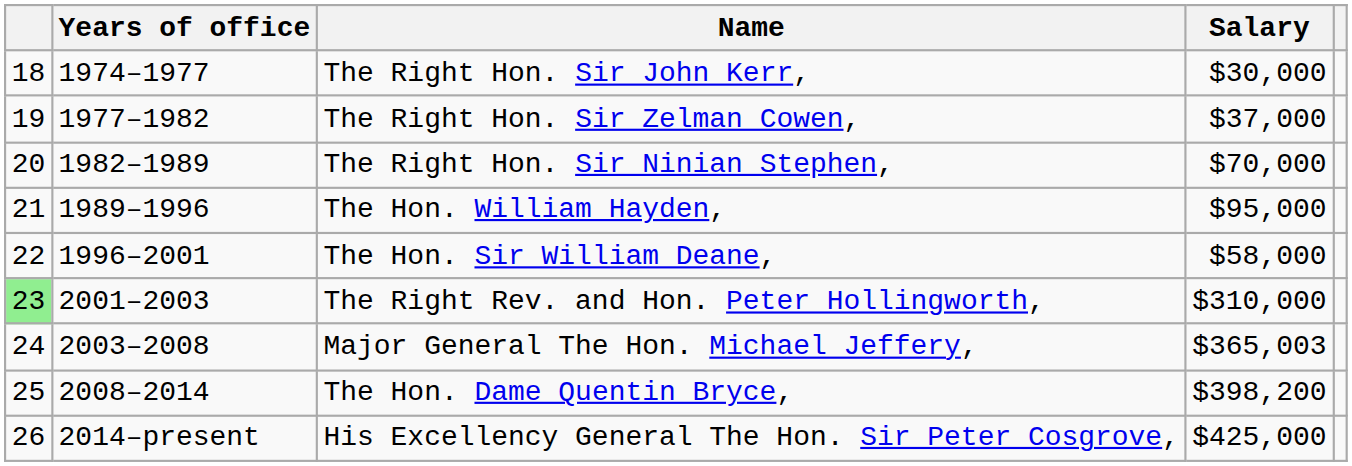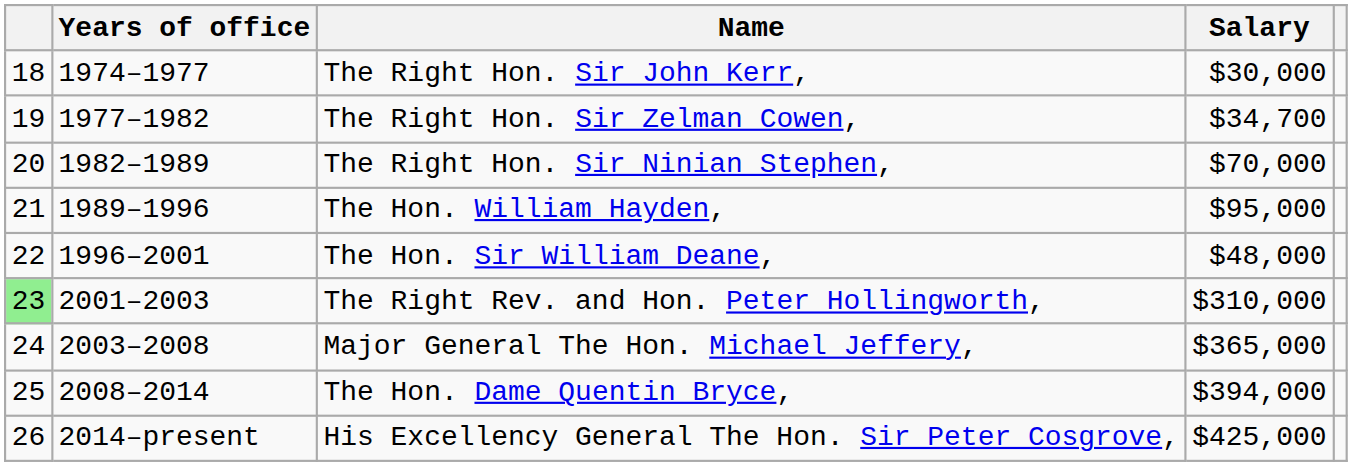(1268, 119) $37,000 -> (1268, 119) $34,700
(1268, 256) $58,000 -> (1268, 256) $48,000
(1259, 347) $365,003 -> (1259, 347) $365,000
(1259, 392) $398,200 -> (1259, 392) $394,000
